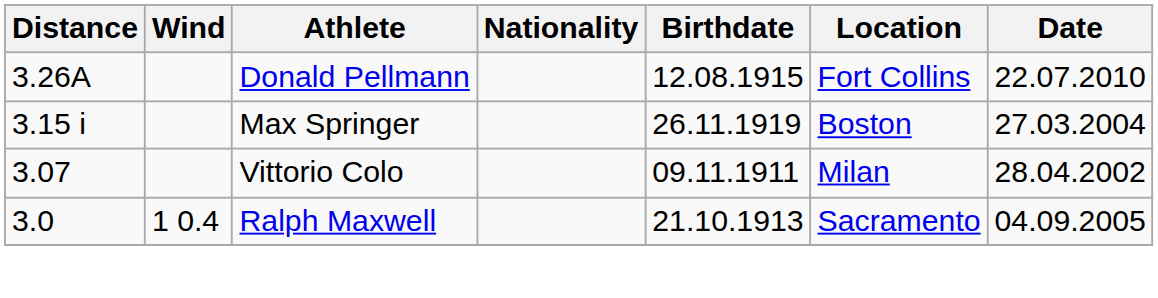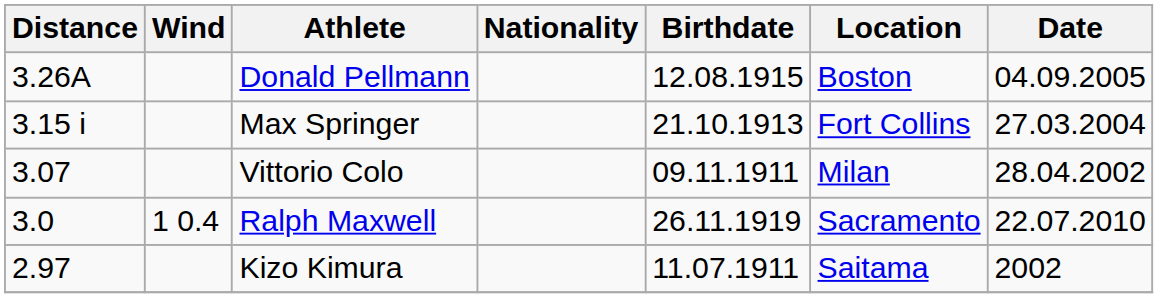(894, 76) Fort Collins -> (865, 76) Boston
(1070, 76) 22.07.2010 -> (1070, 76) 04.09.2005
(727, 124) 26.11.1919 -> (728, 124) 21.10.1913
(865, 124) Boston -> (894, 124) Fort Collins
(728, 220) 21.10.1913 -> (727, 220) 26.11.1919
(1070, 220) 04.09.2005 -> (1070, 220) 22.07.2010
+ row: (321, 268)
